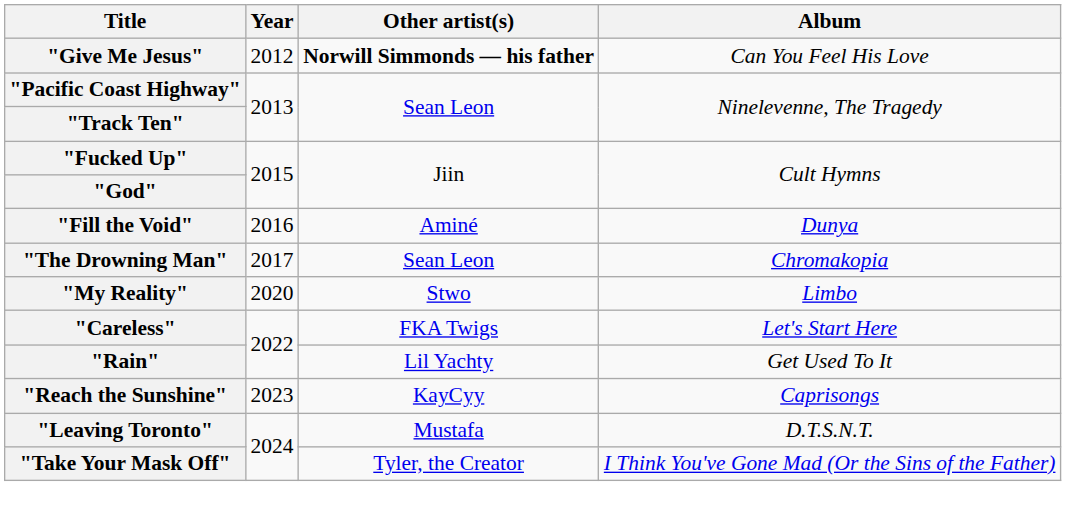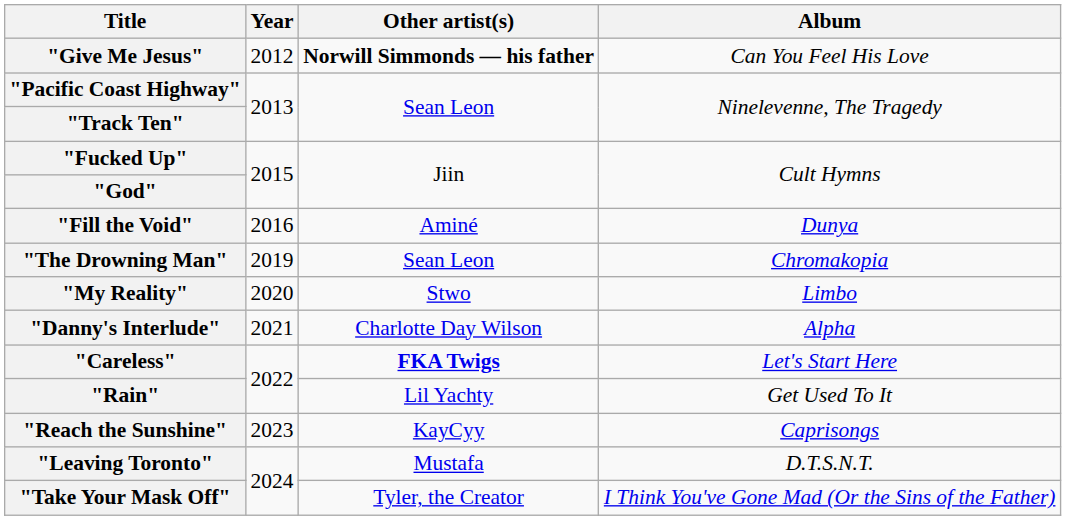(272, 259) 2017 -> (272, 259) 2019
+ row: (125, 327)
(449, 327) normal -> (449, 361) bold
